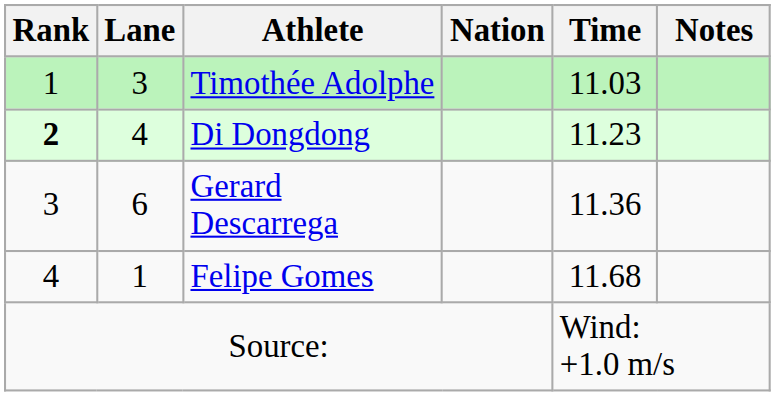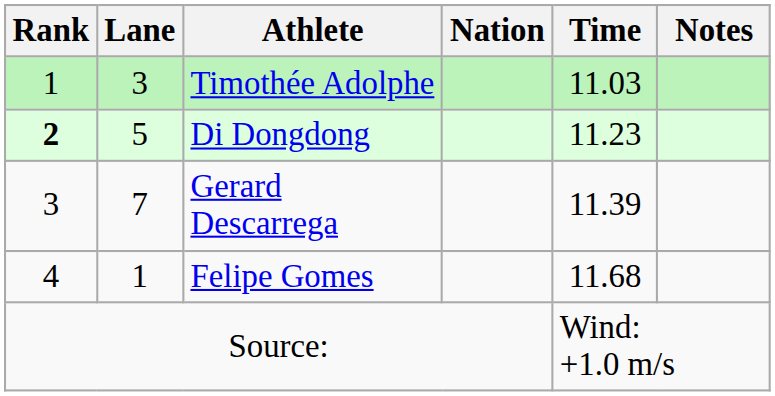(140, 134) 4 -> (140, 134) 5
(140, 205) 6 -> (140, 205) 7
(605, 205) 11.36 -> (605, 205) 11.39
